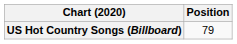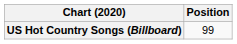(208, 30) 79 -> (208, 30) 99
